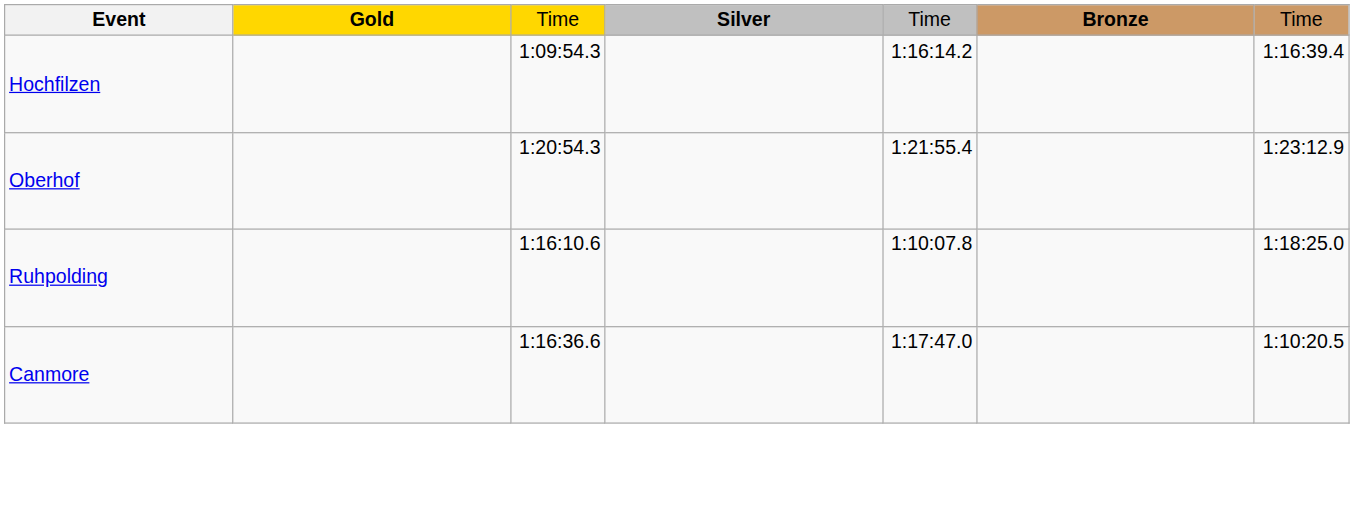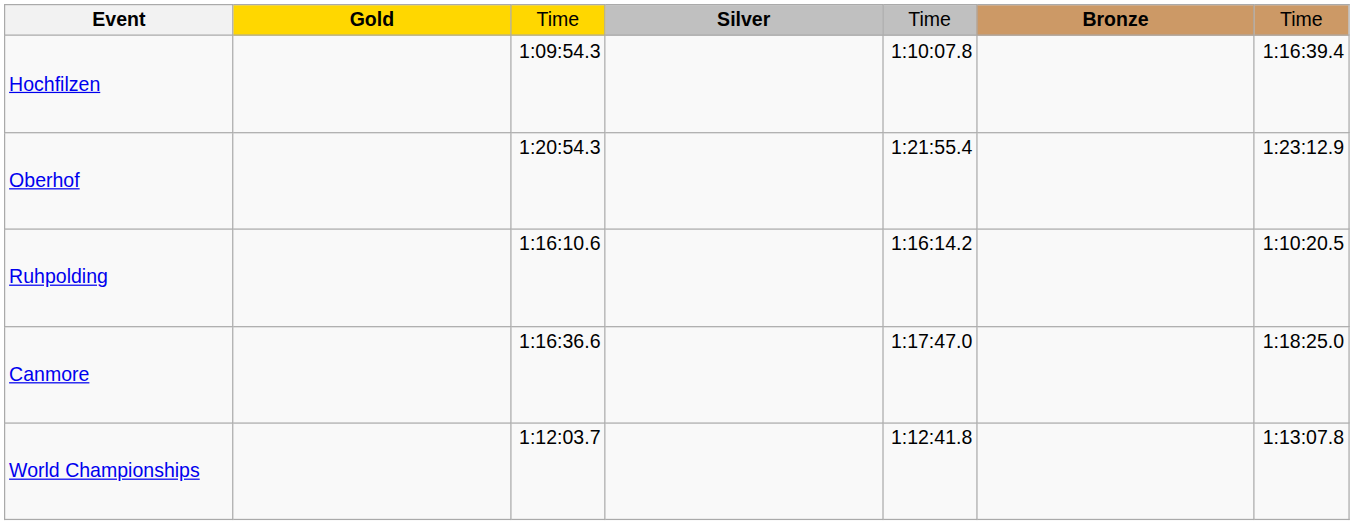(932, 50) 1:16:14.2 -> (932, 50) 1:10:07.8
(932, 244) 1:10:07.8 -> (932, 244) 1:16:14.2
(1303, 244) 1:18:25.0 -> (1303, 244) 1:10:20.5
(1303, 341) 1:10:20.5 -> (1303, 341) 1:18:25.0
+ row: (104, 471)
